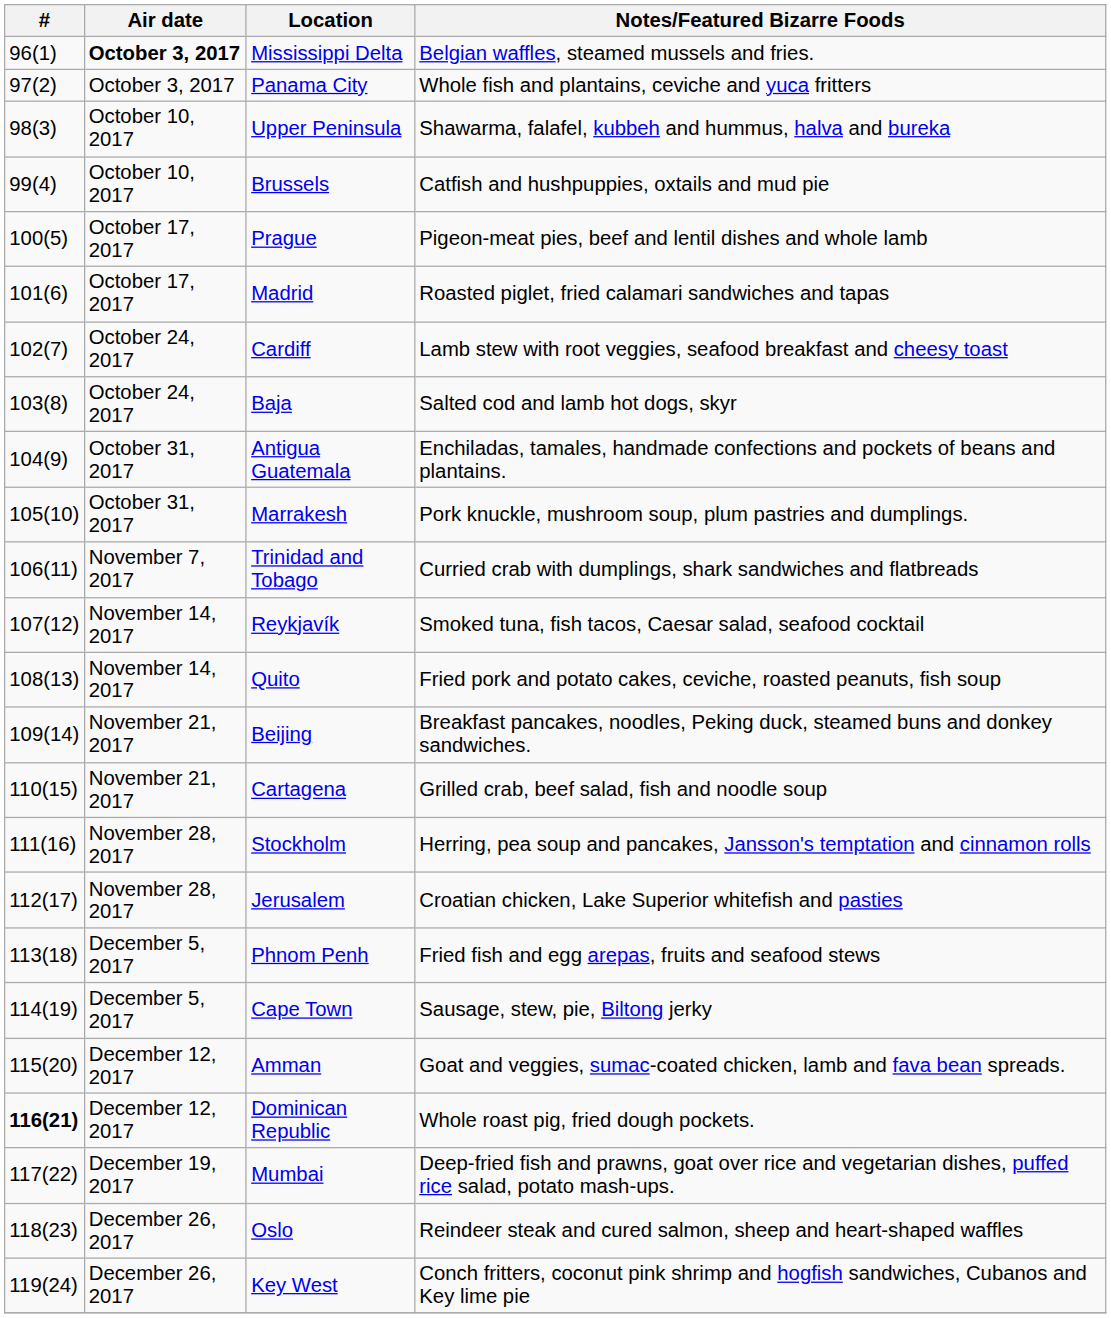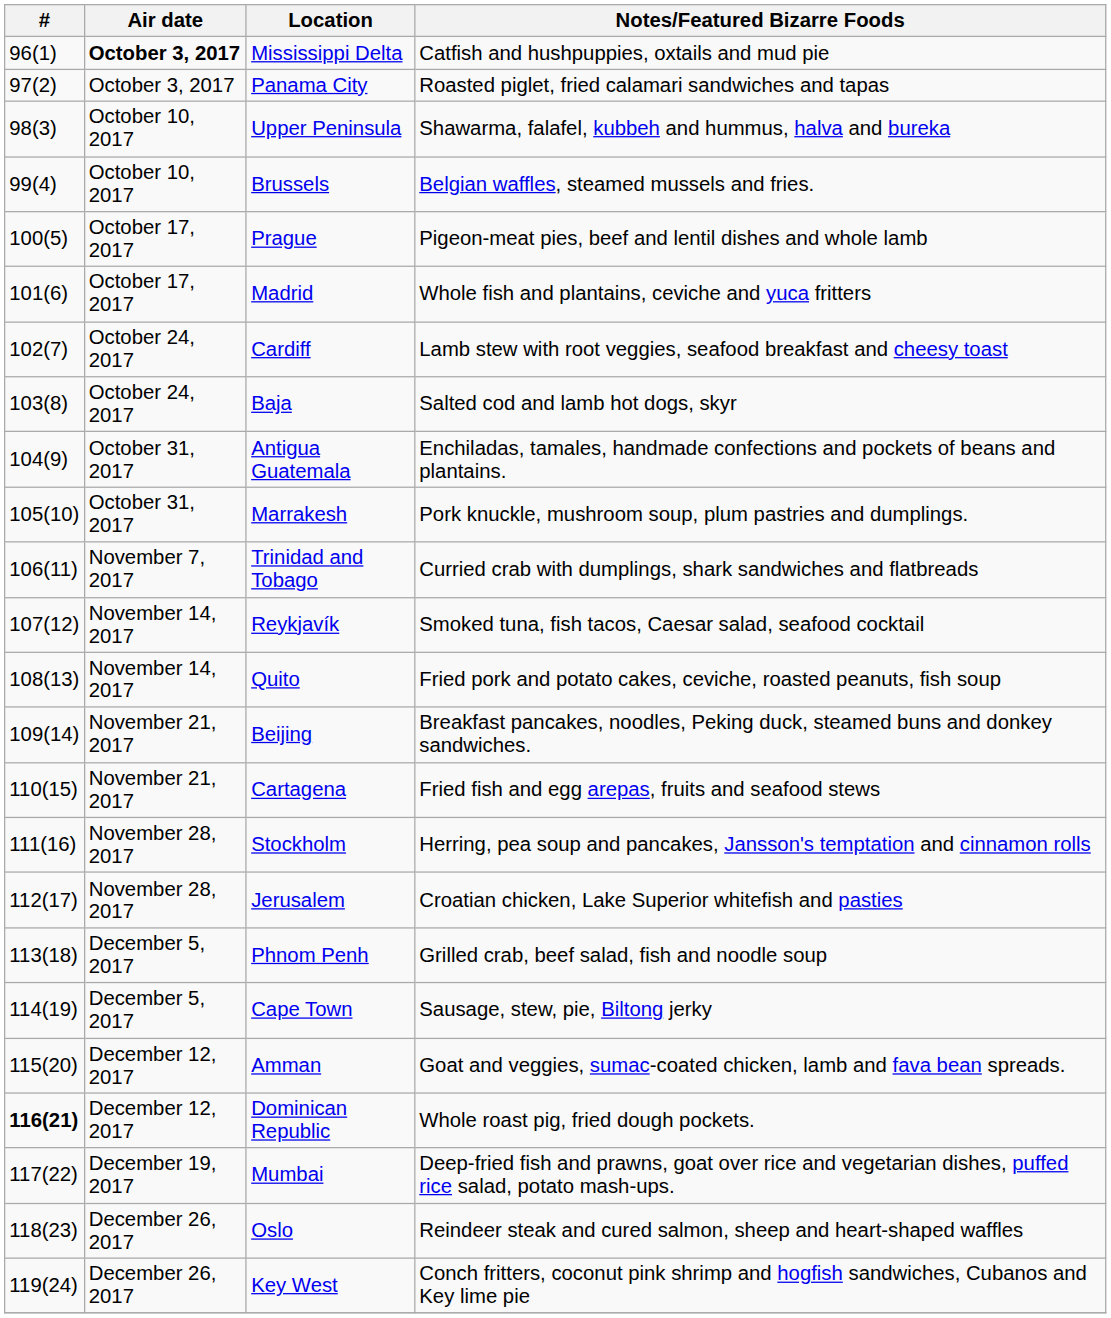(617, 52) Belgian waffles, steamed mussels and fries. -> (624, 52) Catfish and hushpuppies, oxtails and mud pie
(645, 85) Whole fish and plantains, ceviche and yuca fritters -> (654, 85) Roasted piglet, fried calamari sandwiches and tapas
(624, 183) Catfish and hushpuppies, oxtails and mud pie -> (617, 183) Belgian waffles, steamed mussels and fries.
(654, 293) Roasted piglet, fried calamari sandwiches and tapas -> (645, 293) Whole fish and plantains, ceviche and yuca fritters
(623, 789) Grilled crab, beef salad, fish and noodle soup -> (650, 789) Fried fish and egg arepas, fruits and seafood stews
(650, 955) Fried fish and egg arepas, fruits and seafood stews -> (623, 955) Grilled crab, beef salad, fish and noodle soup
